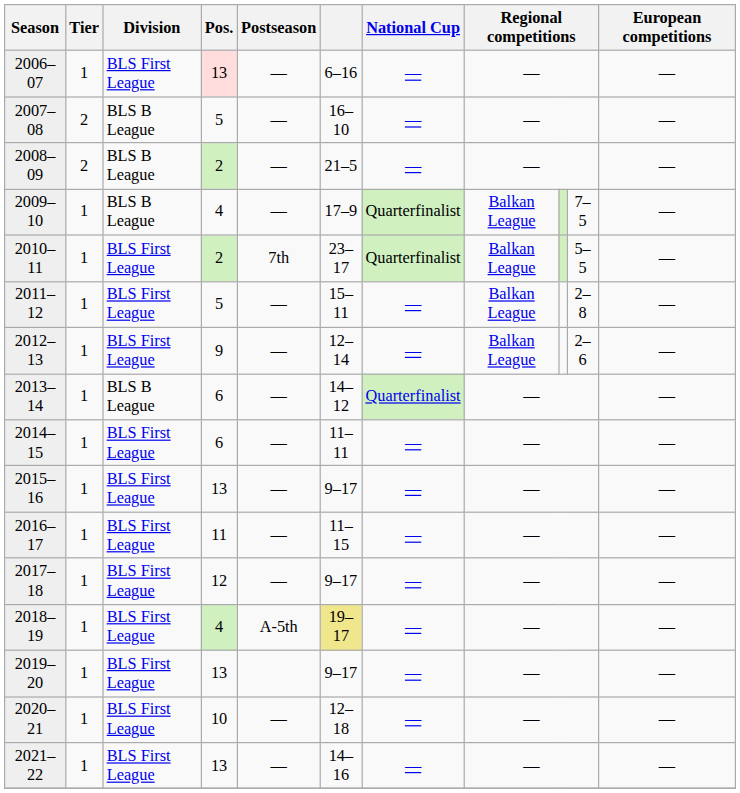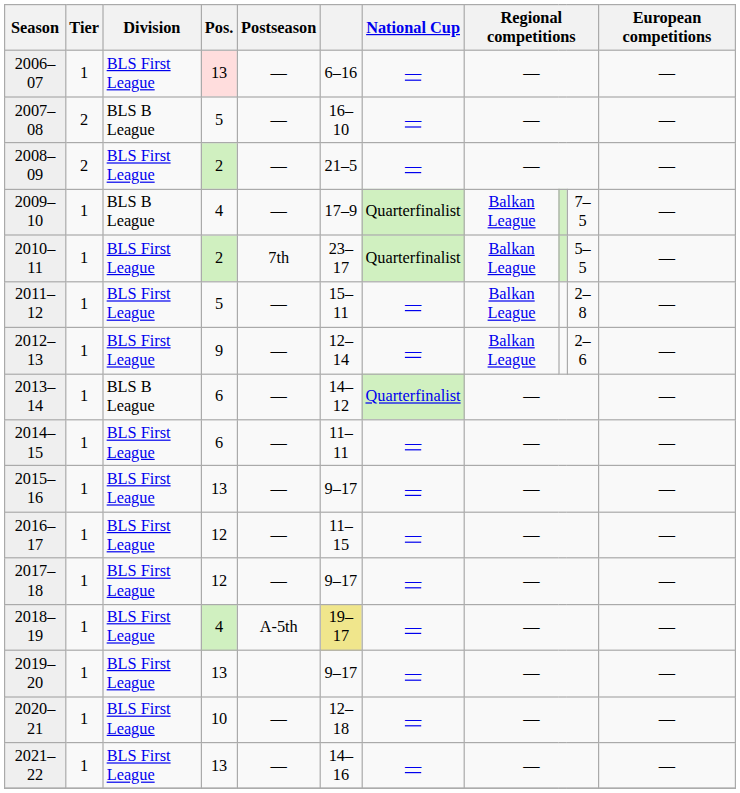(131, 165) BLS B League -> (139, 165) BLS First League
(219, 534) 11 -> (219, 534) 12
